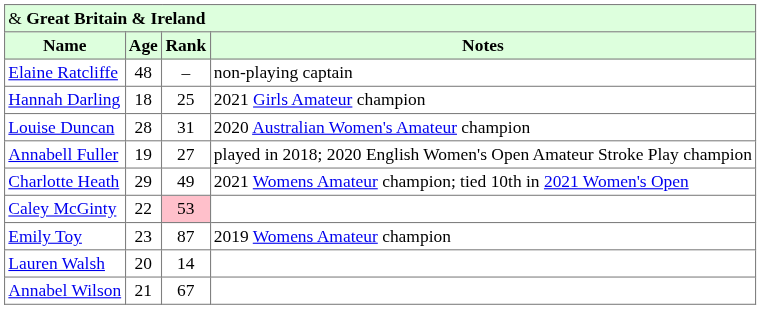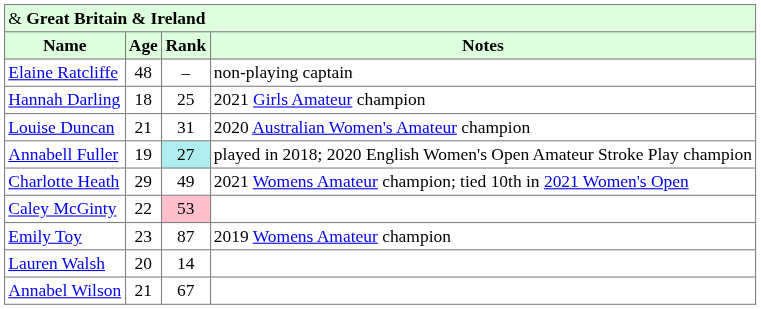(143, 127) 28 -> (143, 127) 21
(186, 154) no background -> (186, 154) paleturquoise background
